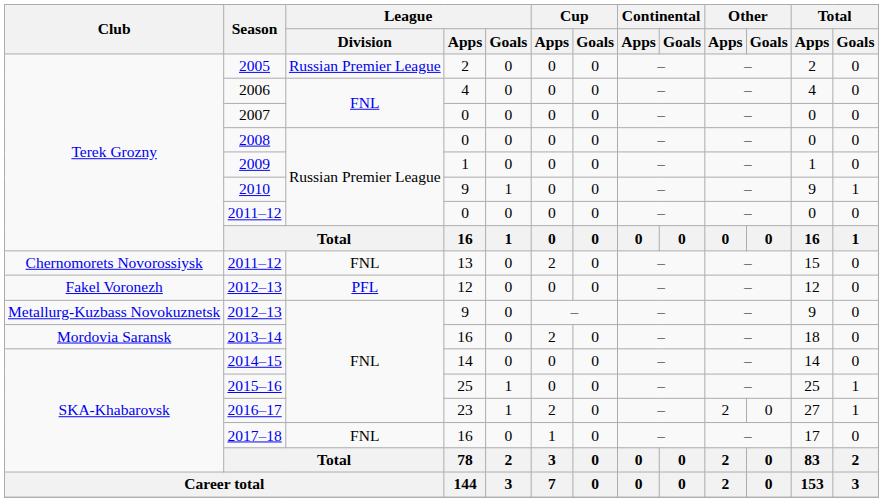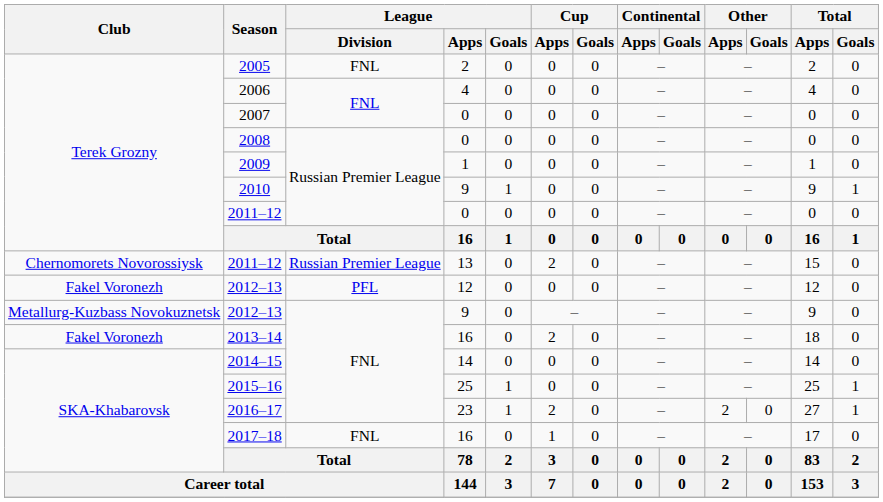(365, 66) Russian Premier League -> (365, 66) FNL
(365, 262) FNL -> (365, 262) Russian Premier League
(114, 336) Mordovia Saransk -> (114, 336) Fakel Voronezh
